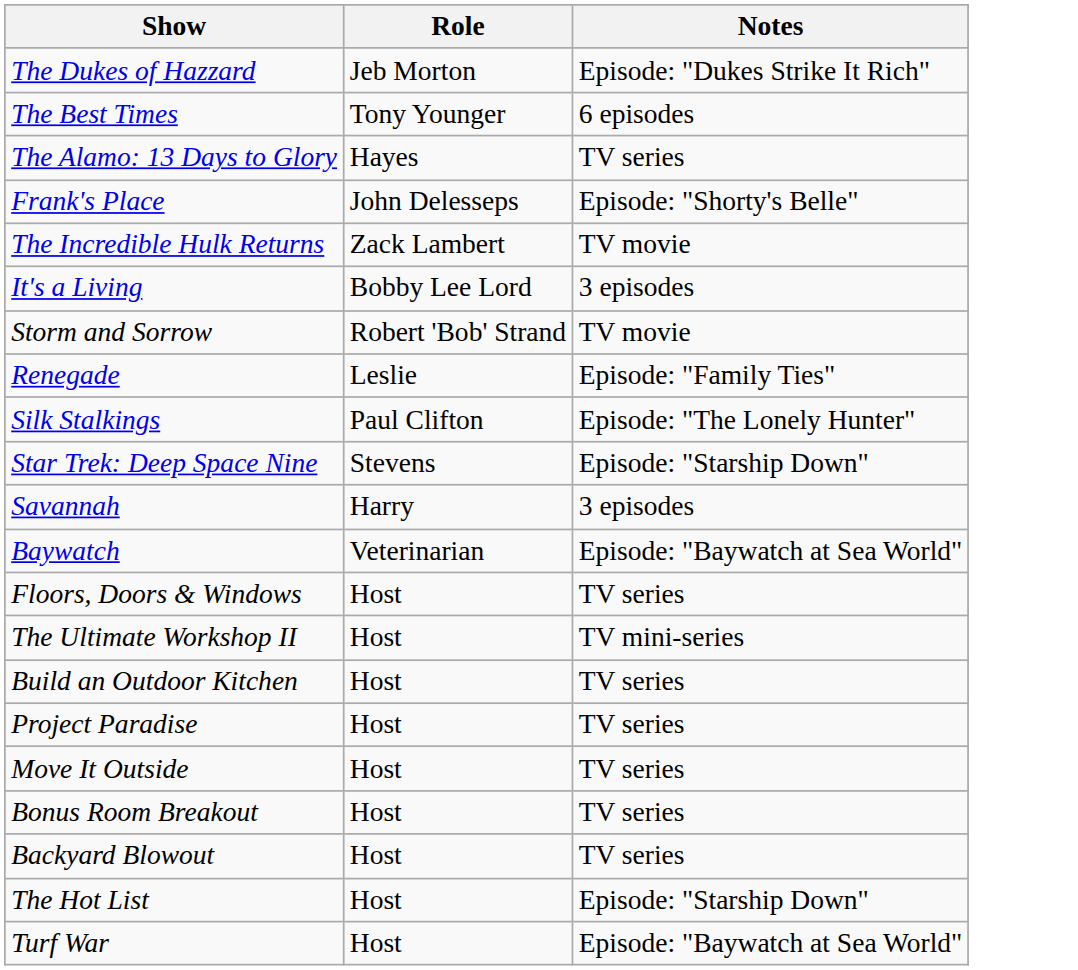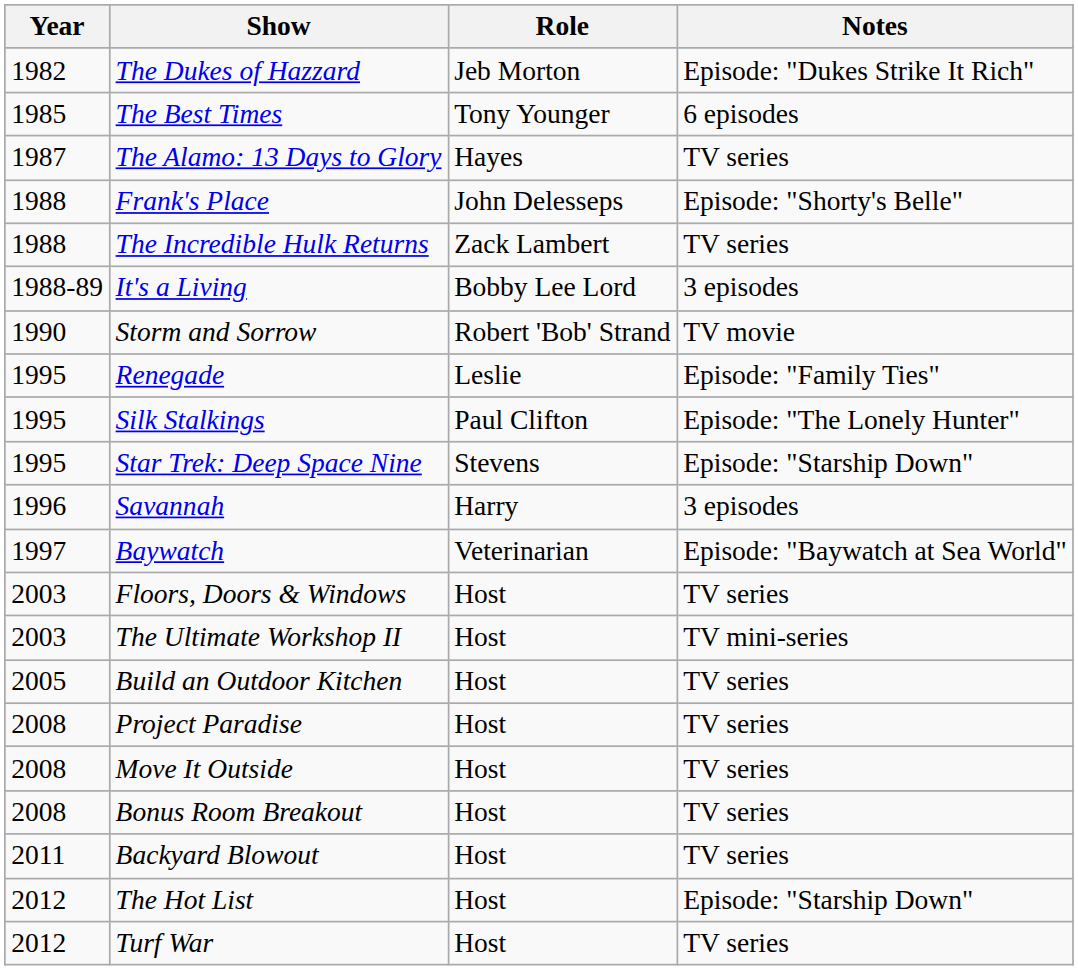+ column: (57, 26)
(635, 244) TV movie -> (736, 244) TV series
(771, 942) Episode: "Baywatch at Sea World" -> (736, 942) TV series
